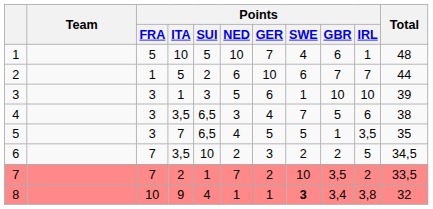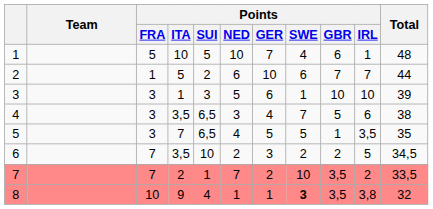(338, 194) 3,4 -> (338, 194) 3,5
